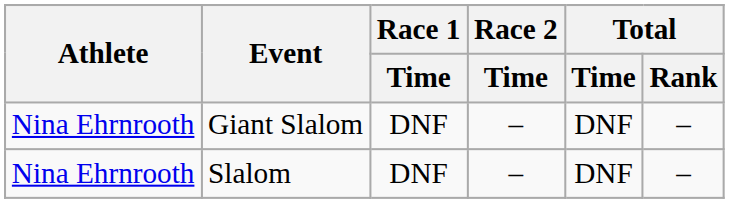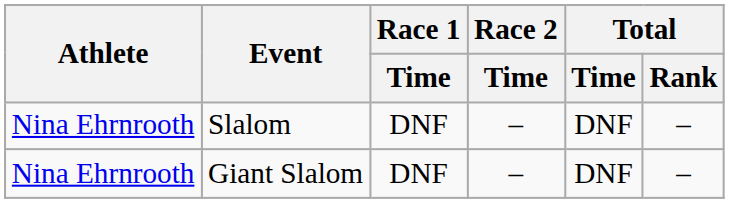rows swapped: (286, 125) <-> (250, 173)
